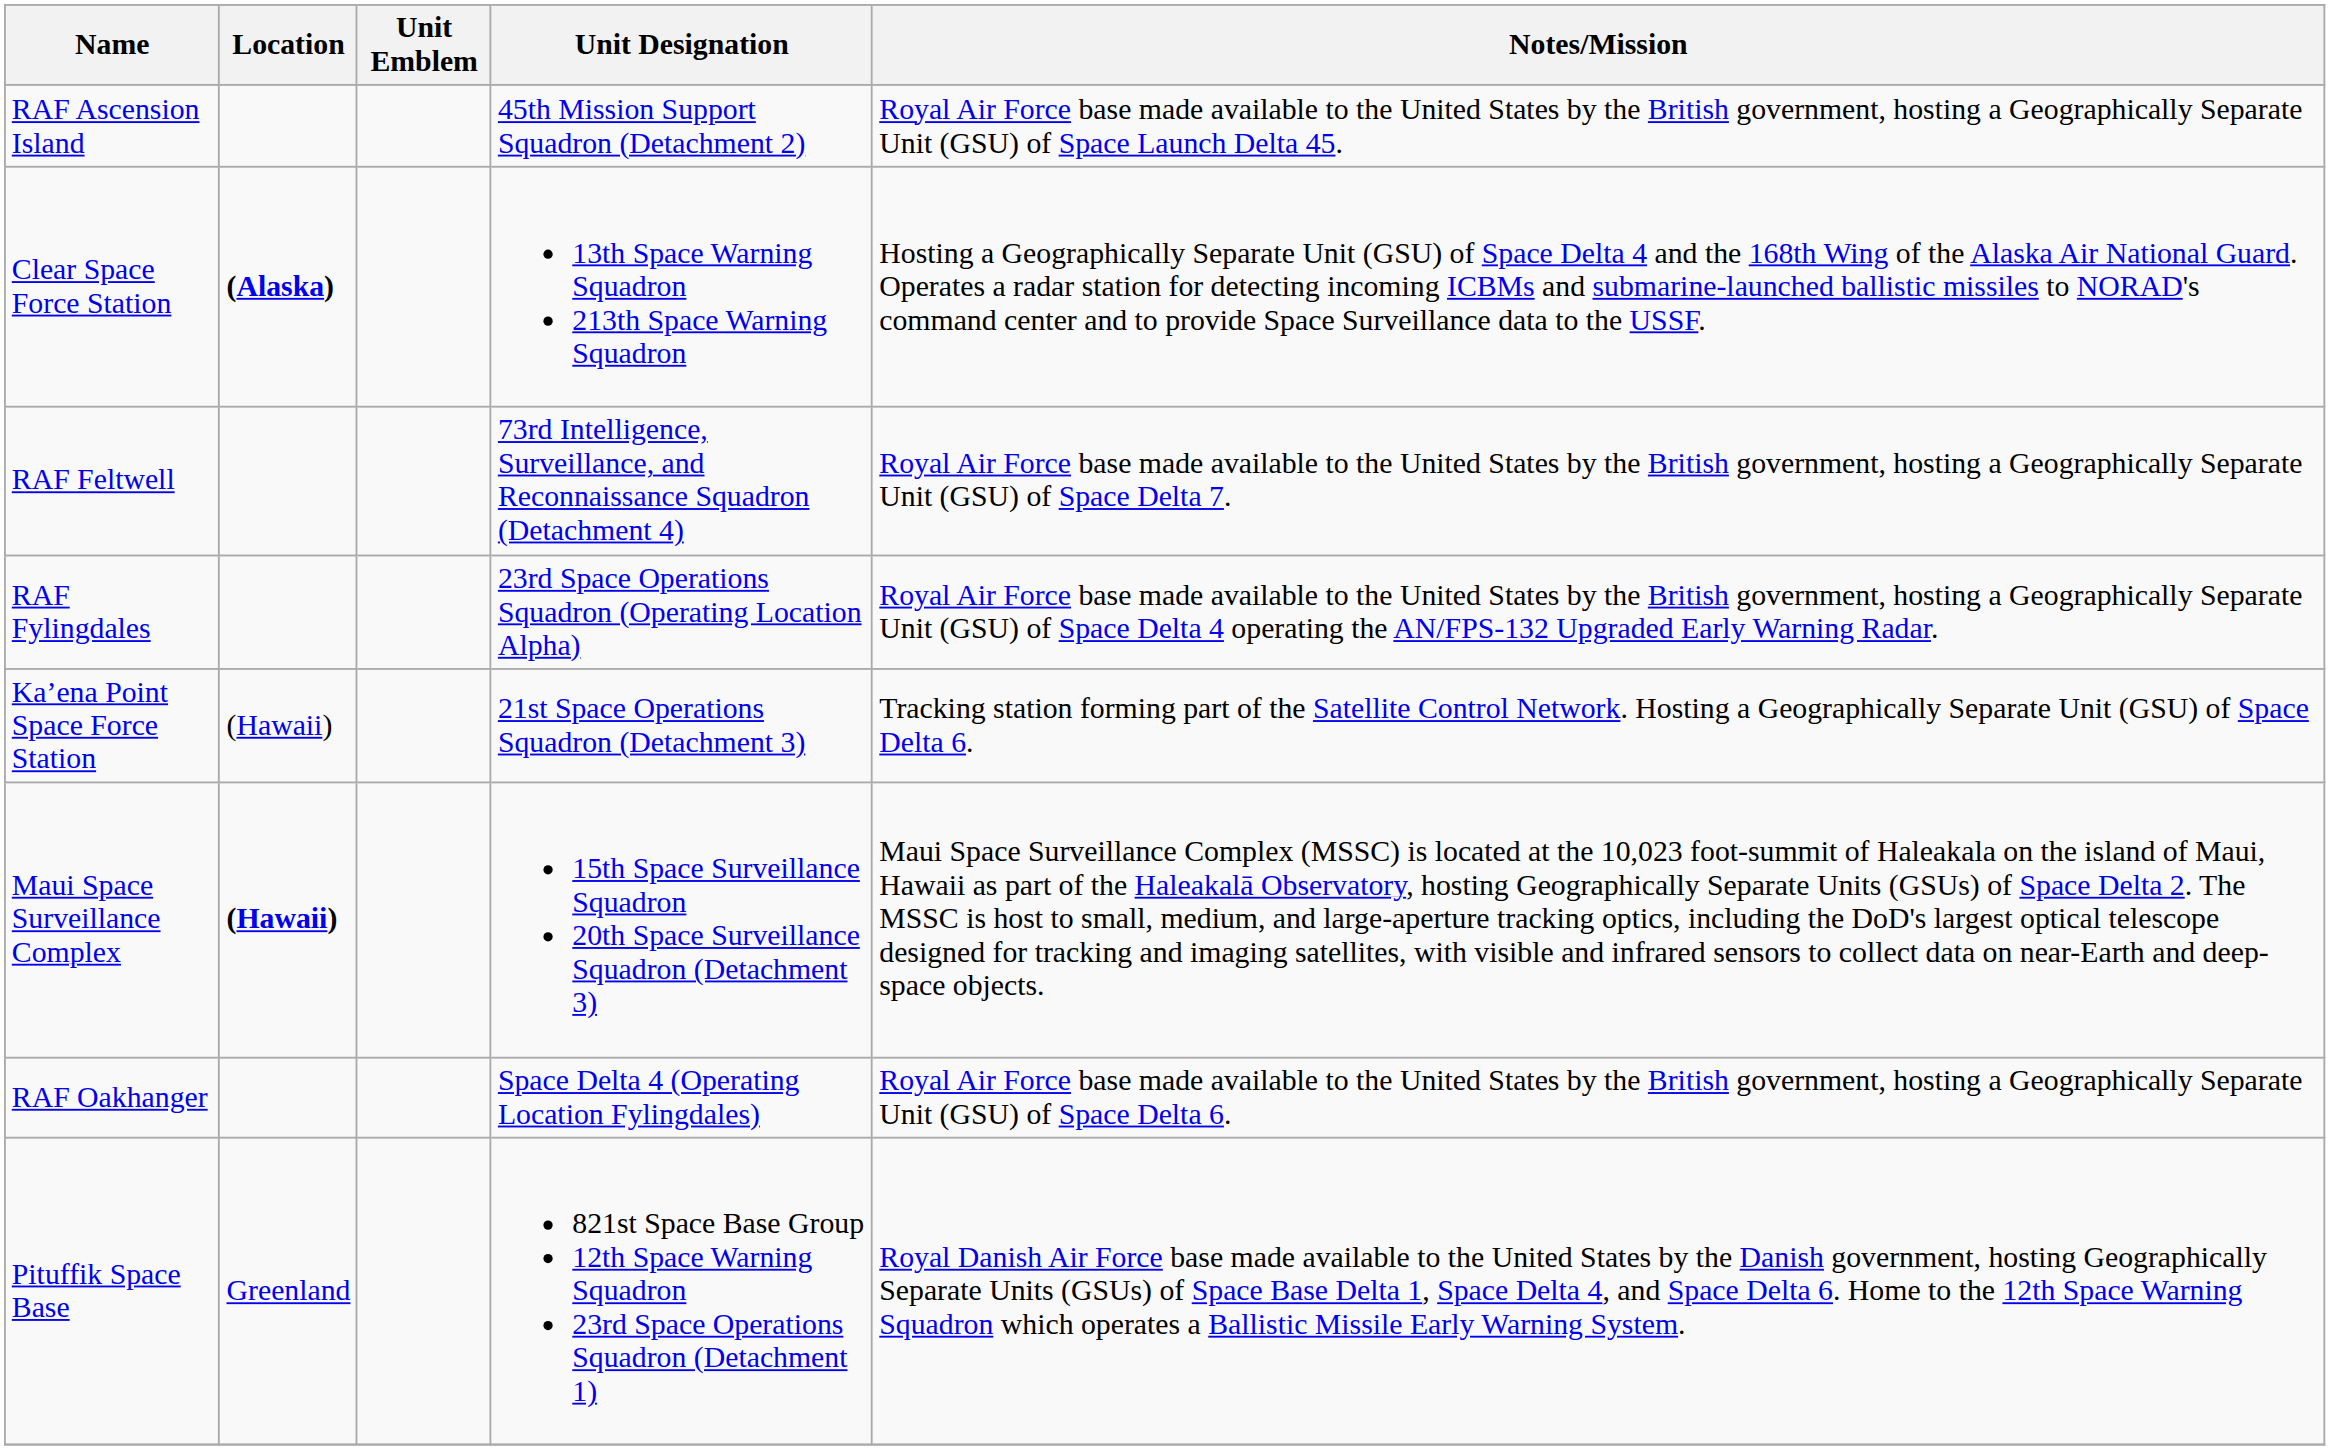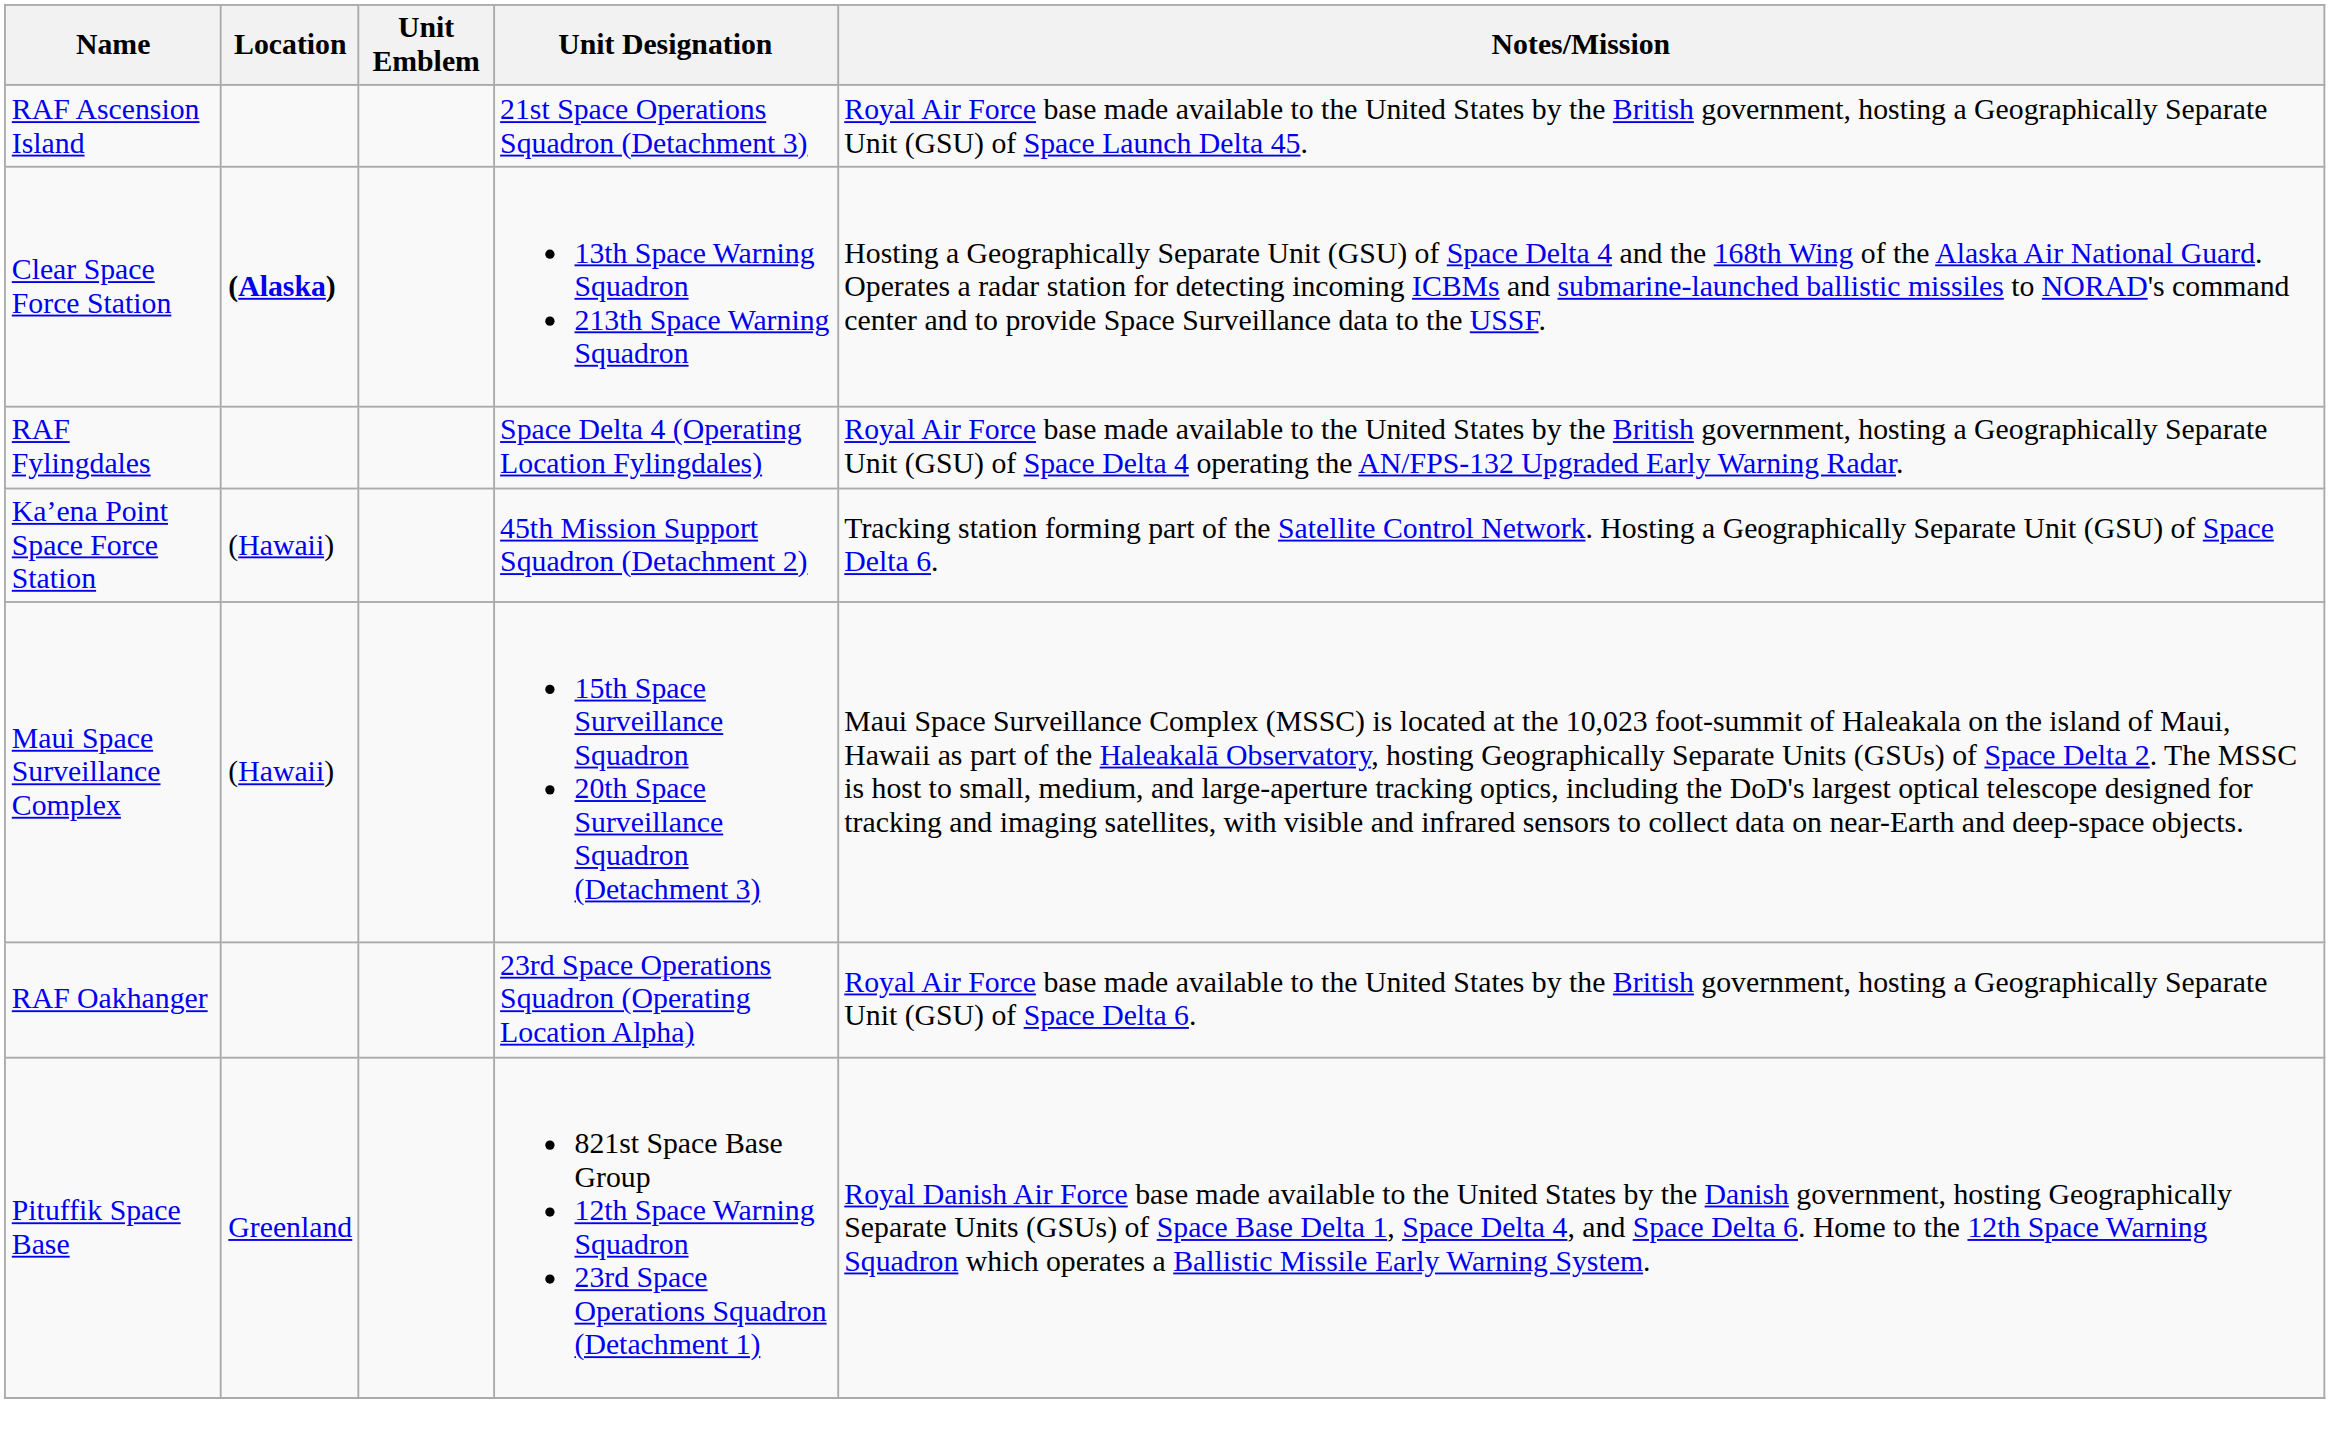(652, 125) 45th Mission Support Squadron (Detachment 2) -> (654, 125) 21st Space Operations Squadron (Detachment 3)
- row: (93, 480)
(680, 611) 23rd Space Operations Squadron (Operating Location Alpha) -> (651, 446) Space Delta 4 (Operating Location Fylingdales)
(652, 725) 21st Space Operations Squadron (Detachment 3) -> (654, 544) 45th Mission Support Squadron (Detachment 2)
(282, 919) bold -> (281, 771) normal
(649, 1096) Space Delta 4 (Operating Location Fylingdales) -> (636, 999) 23rd Space Operations Squadron (Operating Location Alpha)
